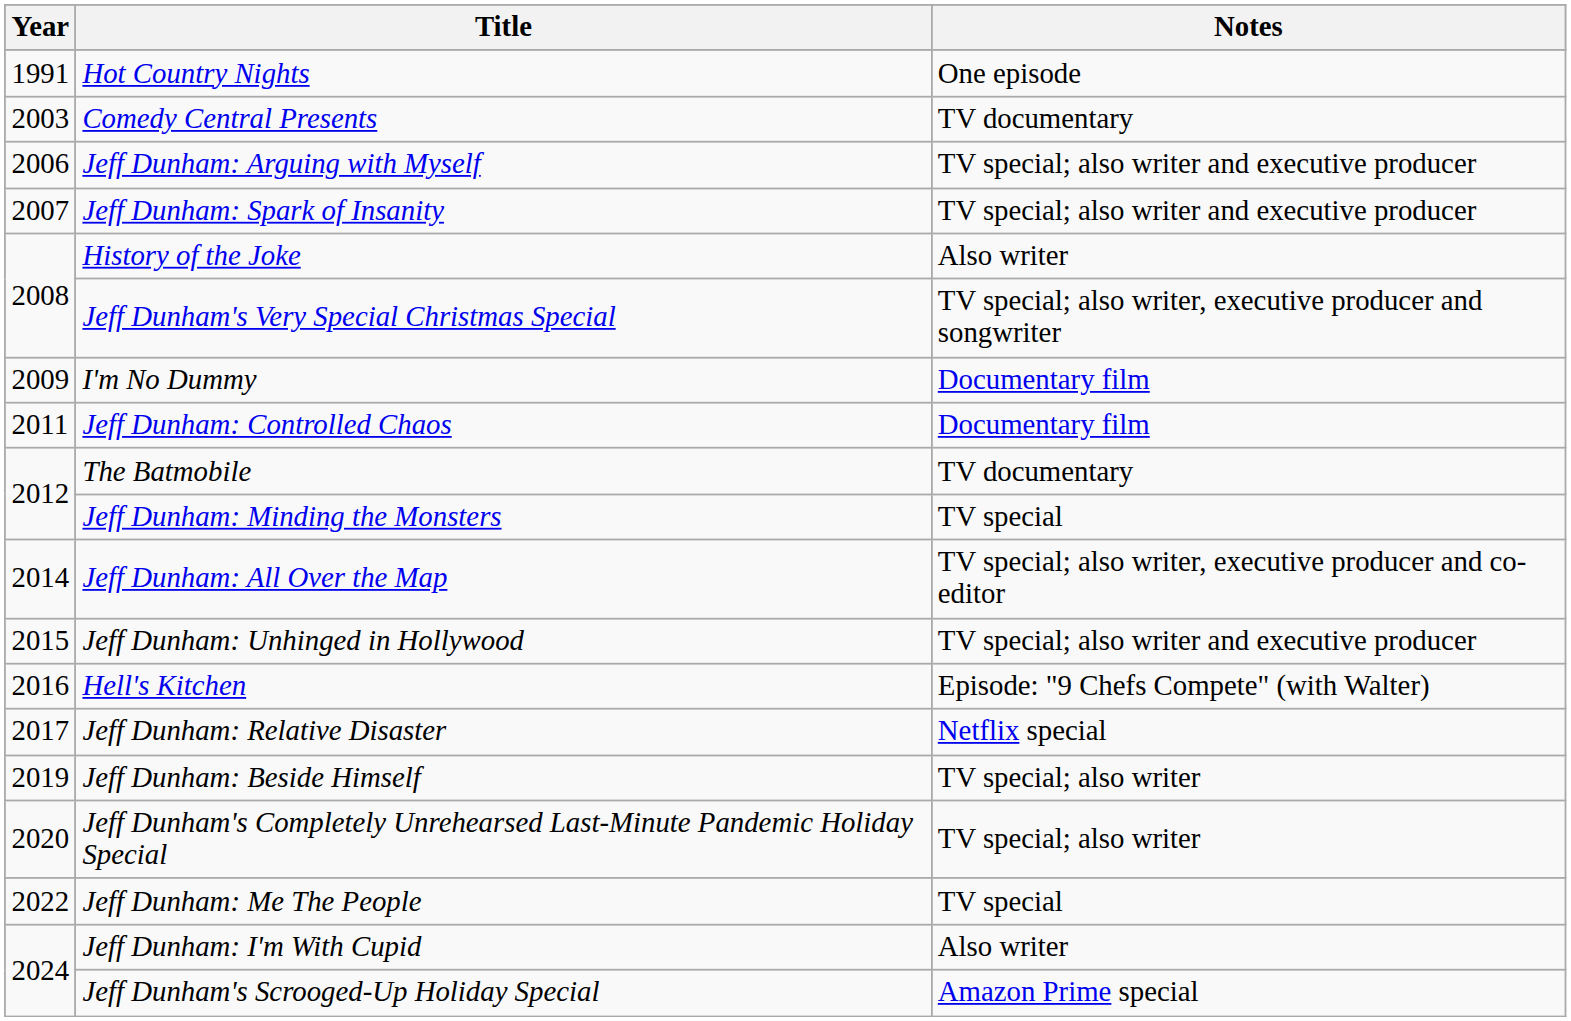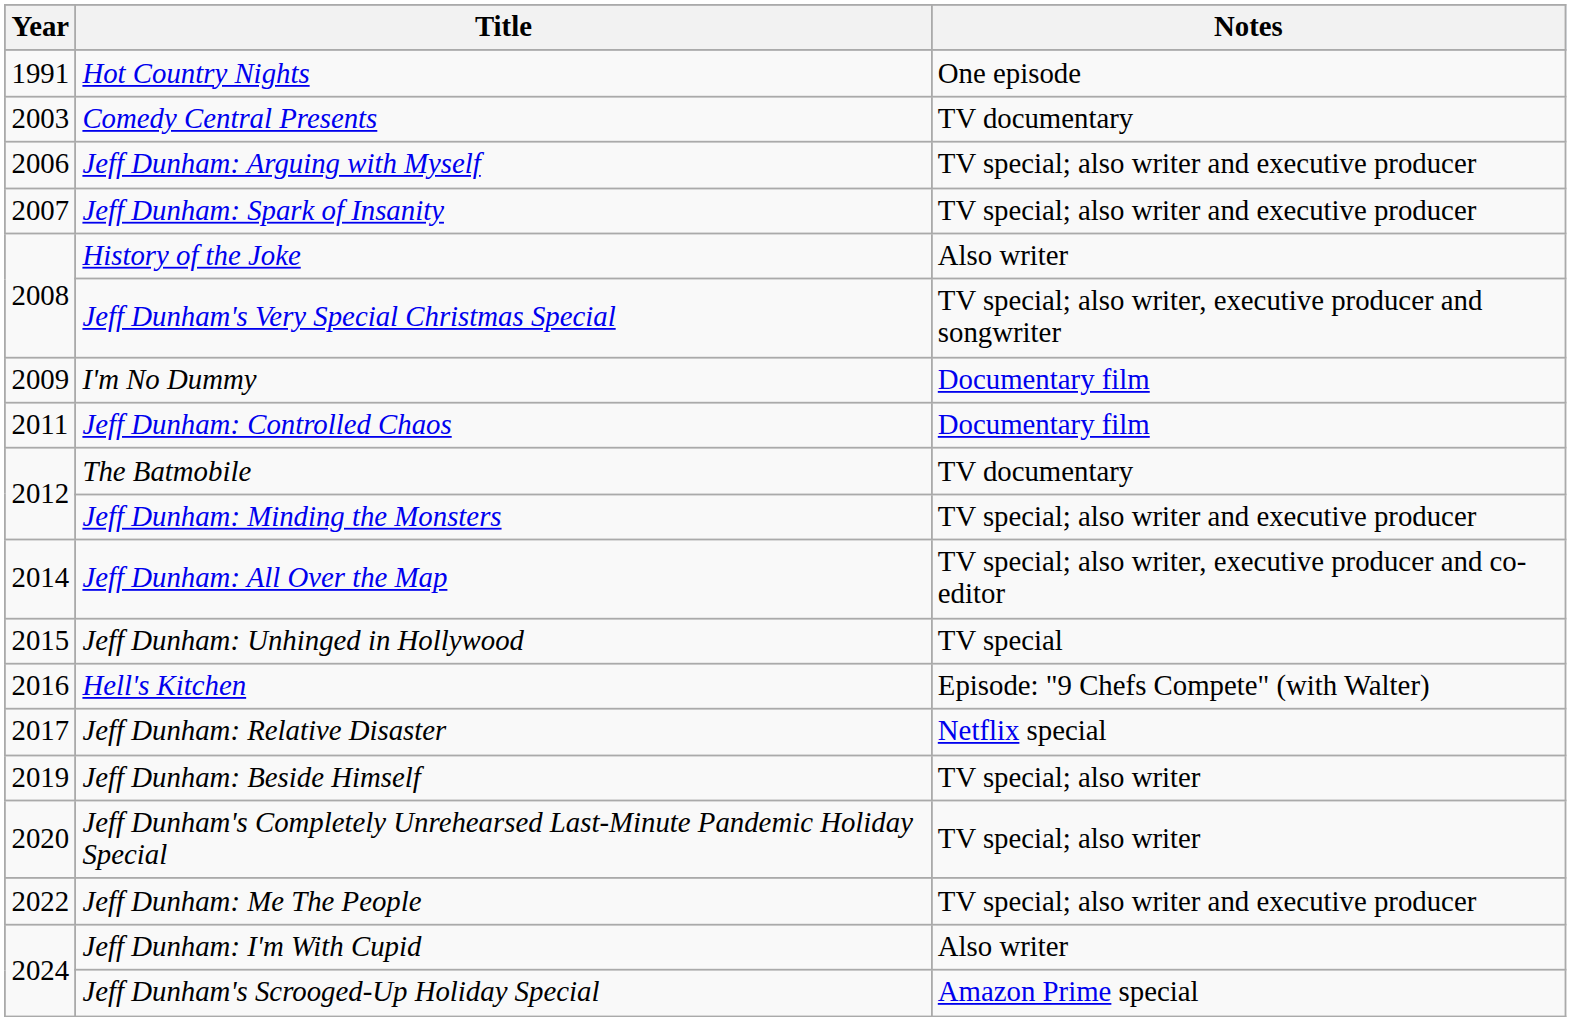(1000, 516) TV special -> (1207, 516) TV special; also writer and executive producer
(1207, 640) TV special; also writer and executive producer -> (1000, 640) TV special
(1000, 901) TV special -> (1207, 901) TV special; also writer and executive producer
